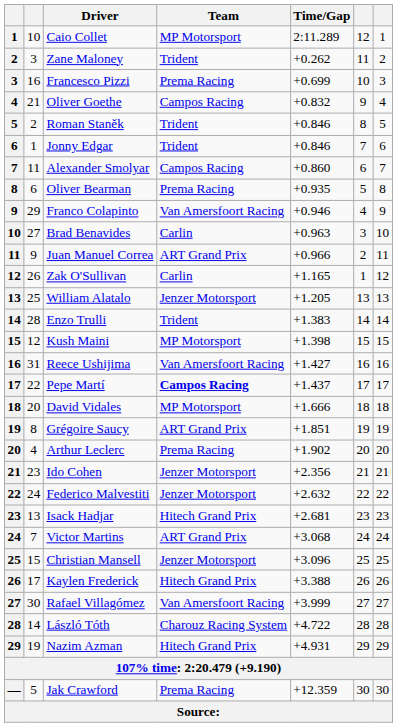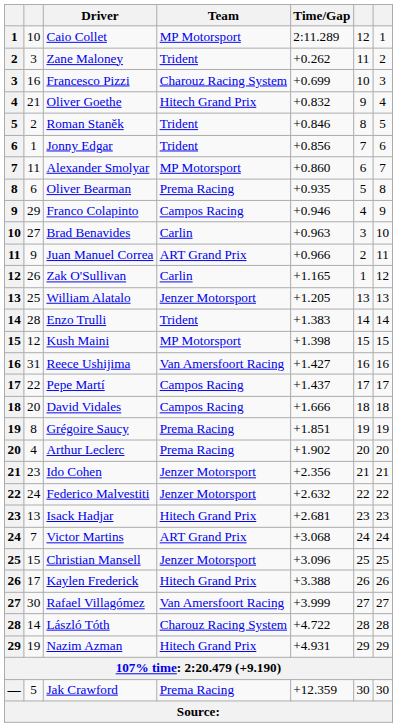(197, 80) Prema Racing -> (223, 80) Charouz Racing System
(202, 102) Campos Racing -> (208, 102) Hitech Grand Prix
(312, 145) +0.846 -> (312, 145) +0.856
(202, 167) Campos Racing -> (200, 167) MP Motorsport
(222, 210) Van Amersfoort Racing -> (202, 210) Campos Racing
(204, 384) bold -> (202, 384) normal
(200, 406) MP Motorsport -> (202, 406) Campos Racing
(203, 428) ART Grand Prix -> (197, 428) Prema Racing
